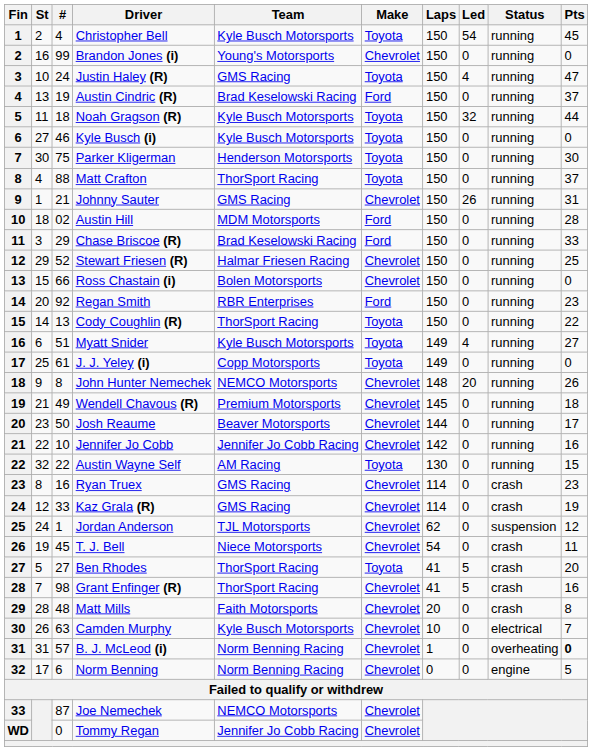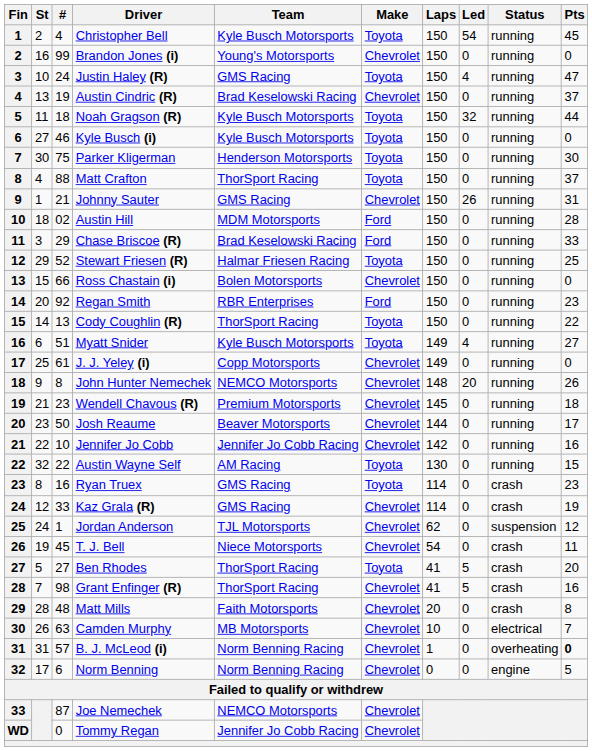(378, 97) Ford -> (392, 97) Chevrolet
(392, 260) Chevrolet -> (384, 260) Toyota
(384, 363) Toyota -> (392, 363) Chevrolet
(63, 403) 49 -> (63, 403) 23
(392, 485) Chevrolet -> (384, 485) Toyota
(285, 628) Kyle Busch Motorsports -> (263, 628) MB Motorsports
